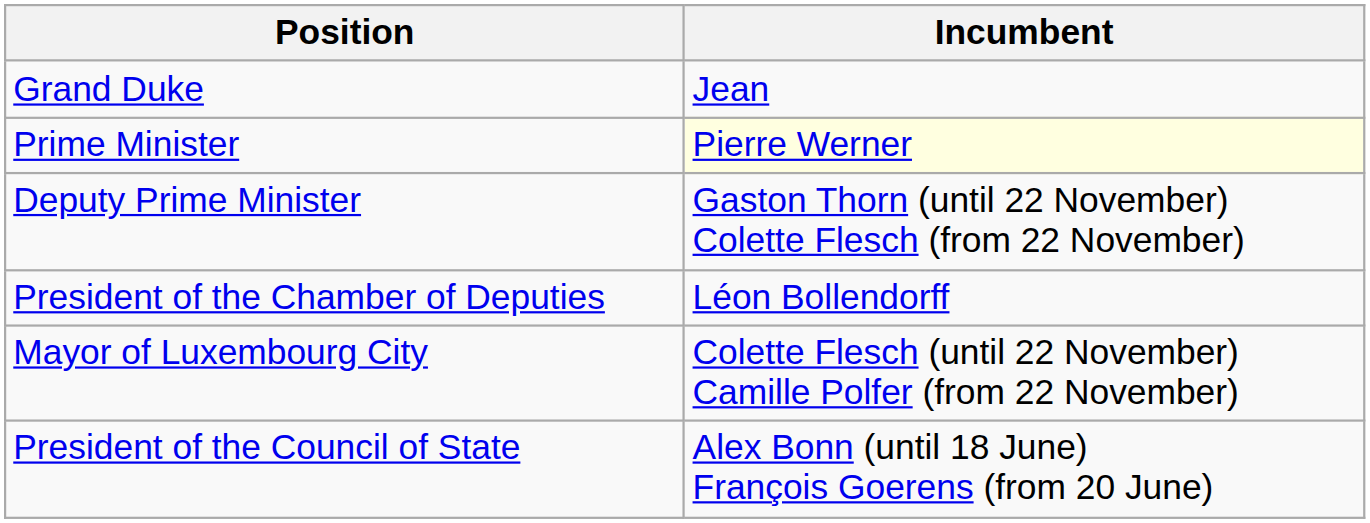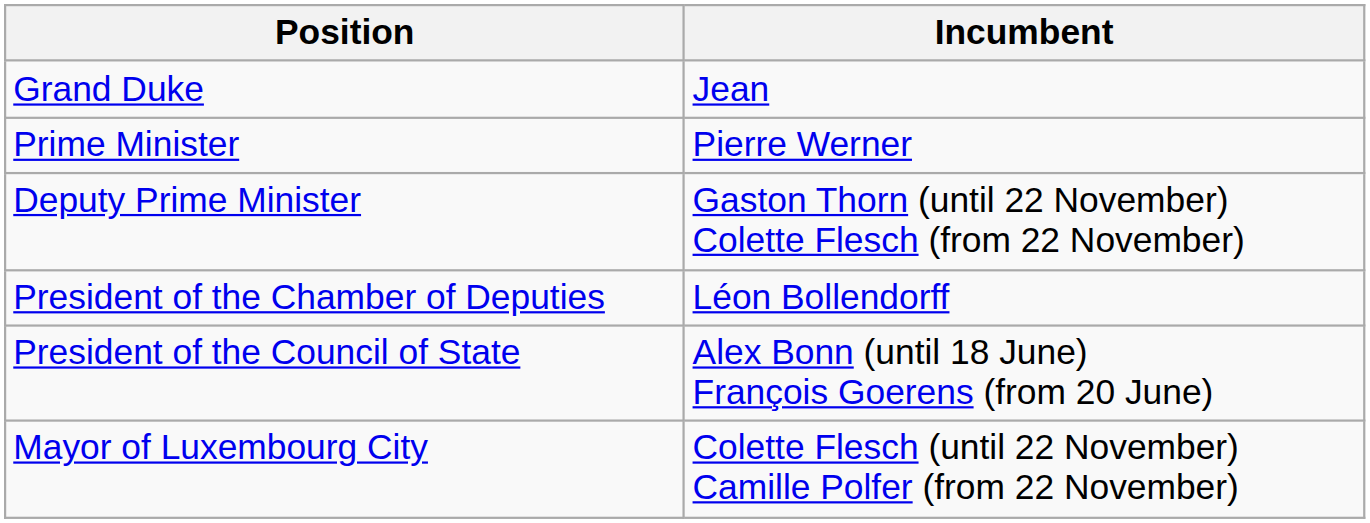(802, 144) lightyellow background -> (802, 144) no background
rows swapped: (267, 448) <-> (221, 352)
